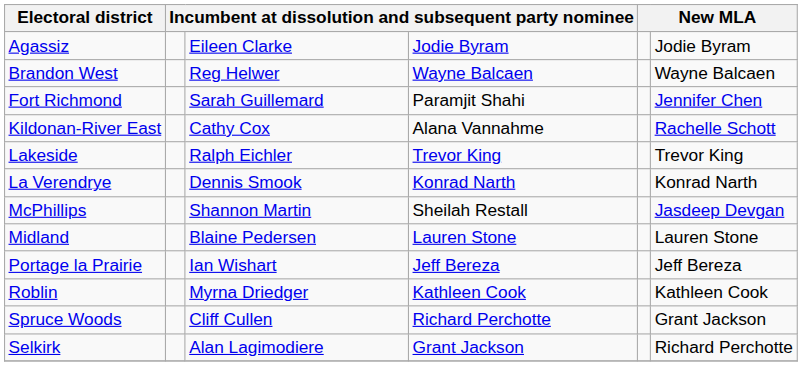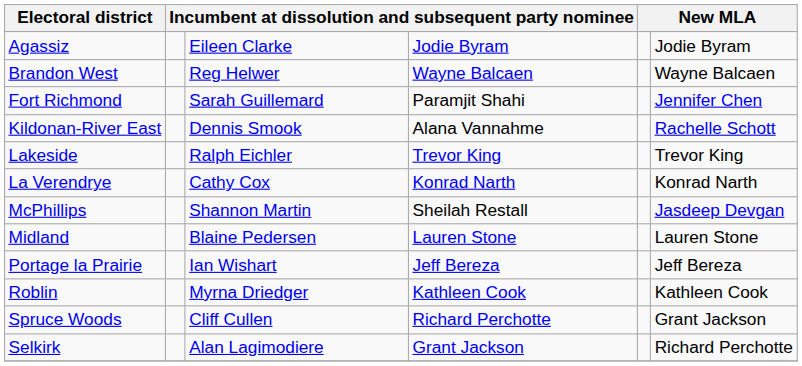(230, 127) Cathy Cox -> (245, 127) Dennis Smook
(245, 182) Dennis Smook -> (230, 182) Cathy Cox
